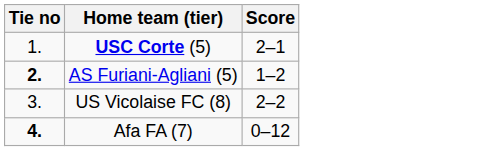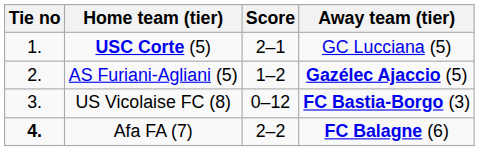+ column: (387, 18)
(35, 74) bold -> (35, 74) normal
(270, 103) 2–2 -> (270, 103) 0–12
(270, 131) 0–12 -> (270, 131) 2–2
